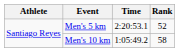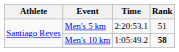(162, 26) 52 -> (162, 26) 51
(162, 41) normal -> (162, 41) bold
